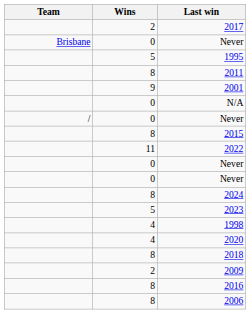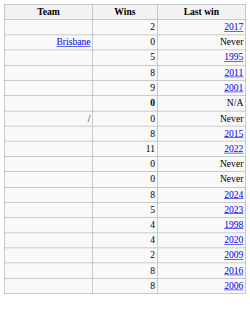(153, 103) normal -> (153, 103) bold
- row: (49, 256)
